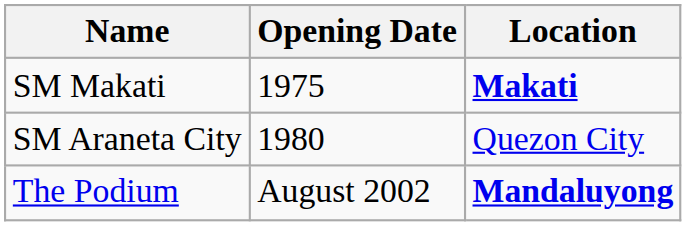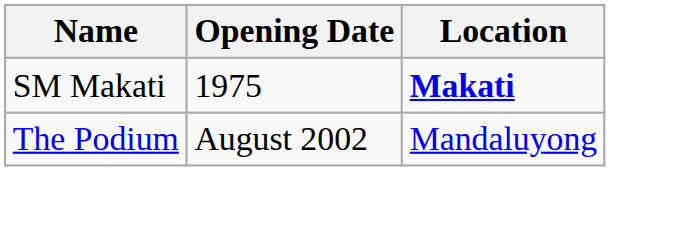- row: (127, 138)
(573, 191) bold -> (503, 138) normal
